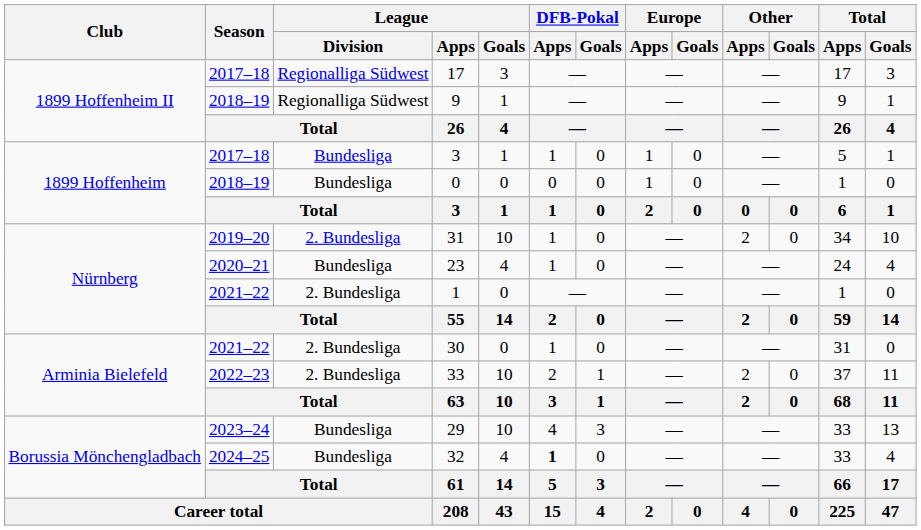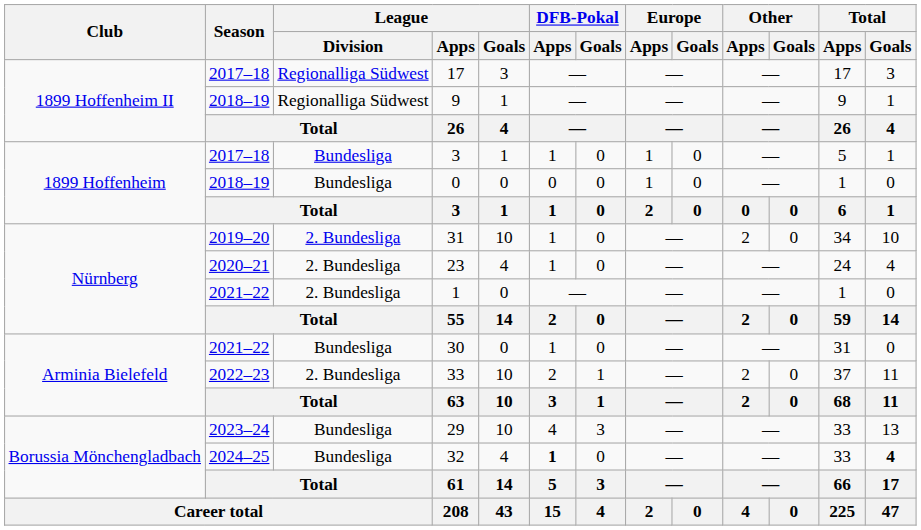(353, 264) Bundesliga -> (353, 264) 2. Bundesliga
(353, 347) 2. Bundesliga -> (353, 347) Bundesliga
(890, 456) normal -> (890, 456) bold
